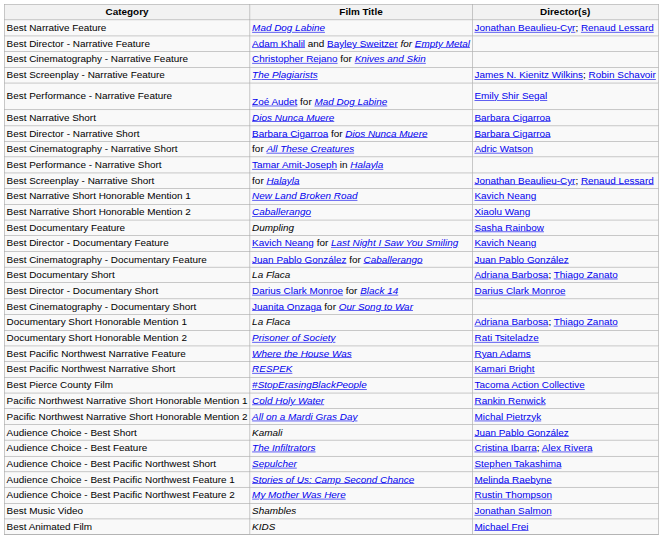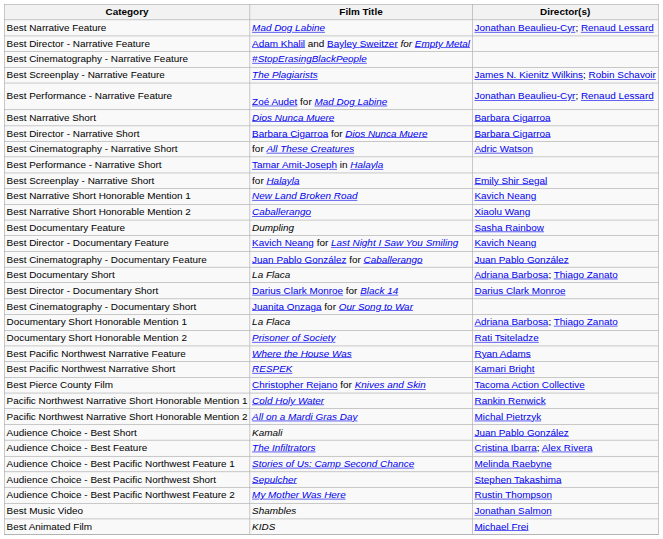(339, 59) Christopher Rejano for Knives and Skin -> (309, 59) #StopErasingBlackPeople
(511, 96) Emily Shir Segal -> (564, 96) Jonathan Beaulieu-Cyr; Renaud Lessard
(564, 180) Jonathan Beaulieu-Cyr; Renaud Lessard -> (511, 180) Emily Shir Segal
(309, 385) #StopErasingBlackPeople -> (339, 385) Christopher Rejano for Knives and Skin
rows swapped: (111, 464) <-> (121, 479)
